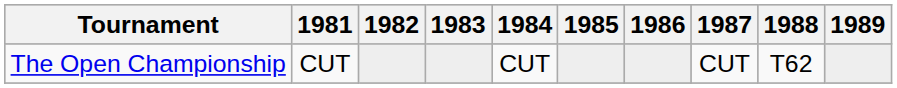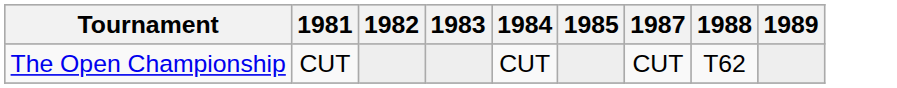- column: (658, 25)
